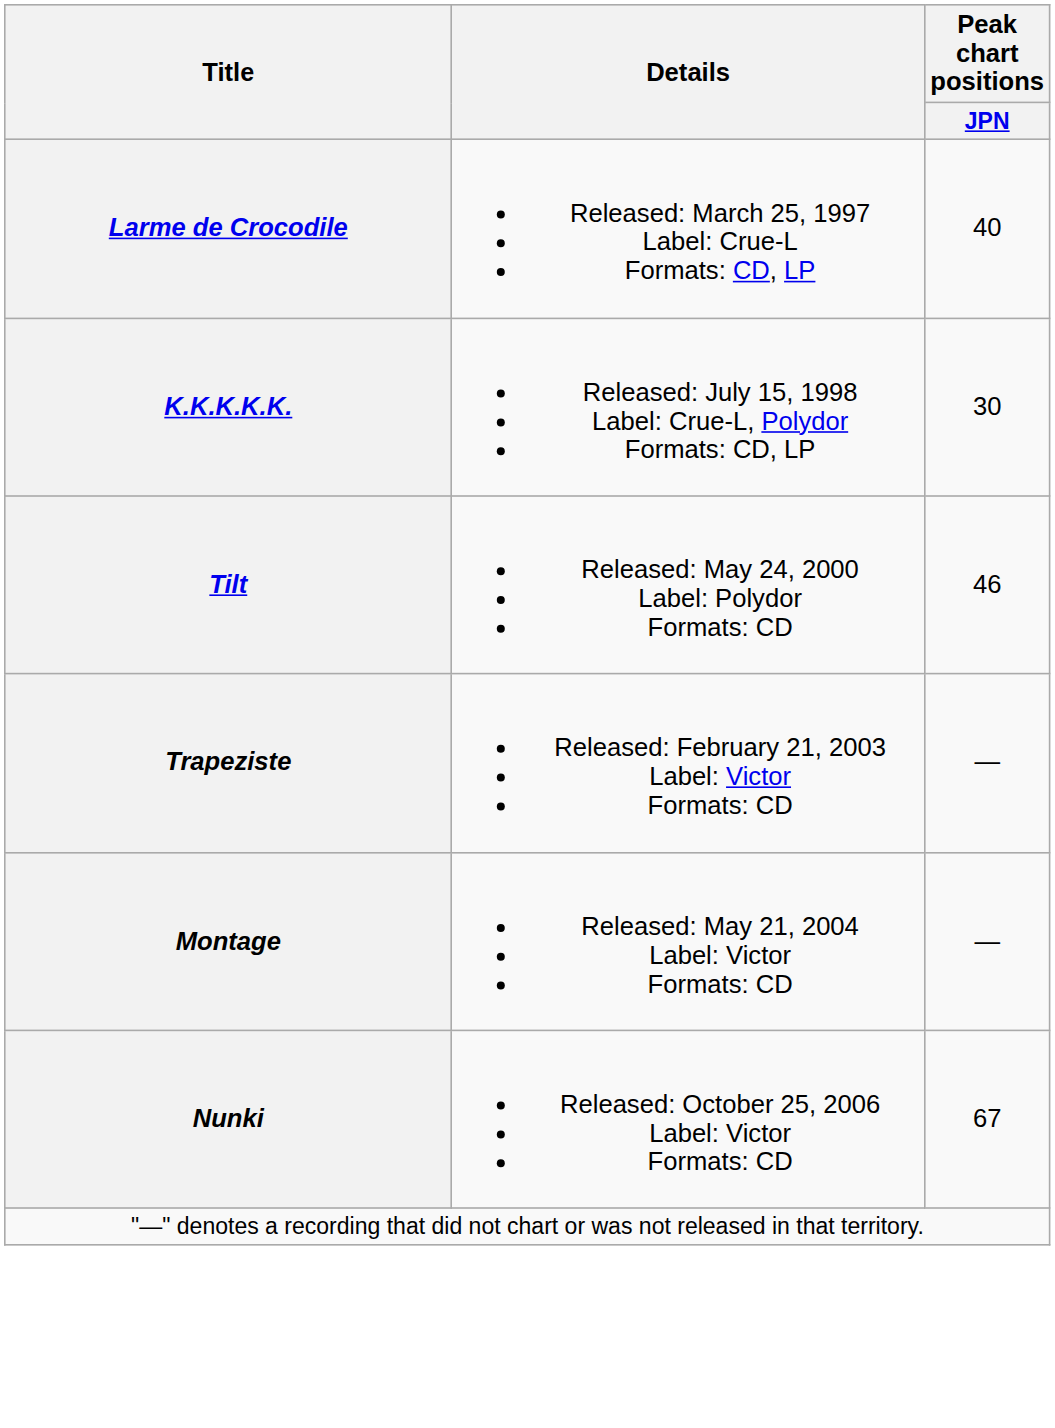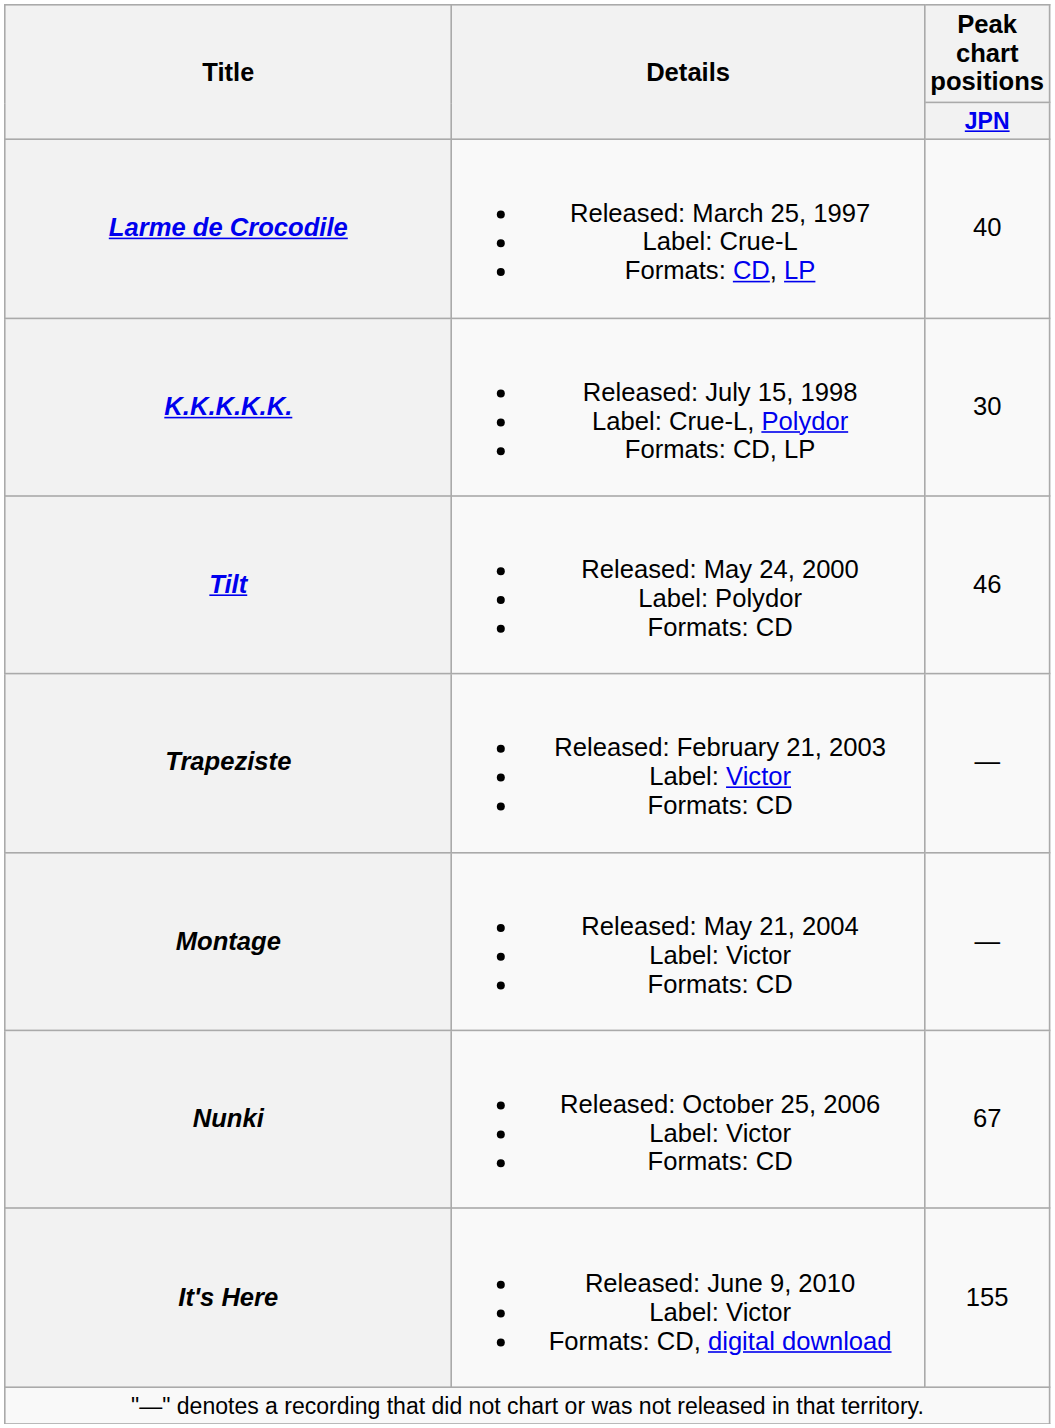+ row: (228, 1297)
